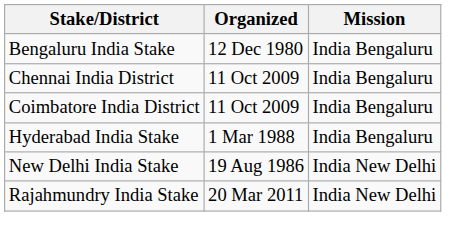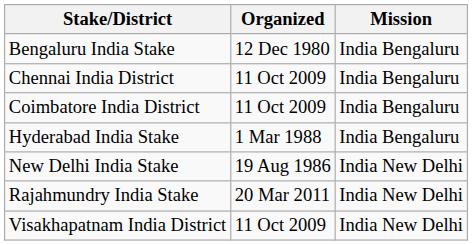+ row: (118, 225)
